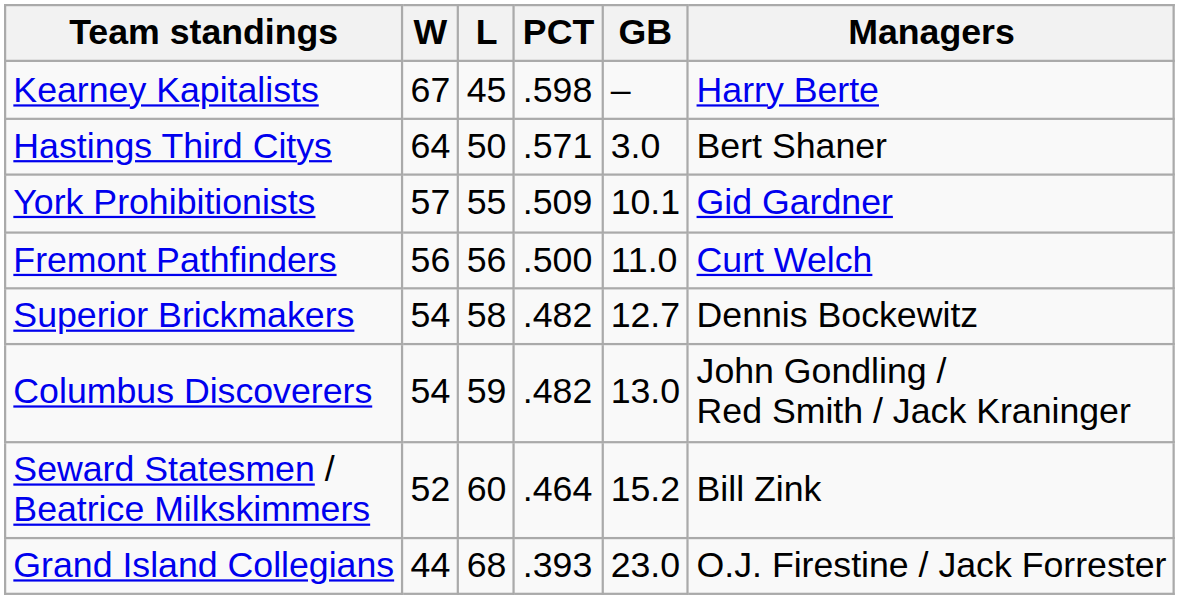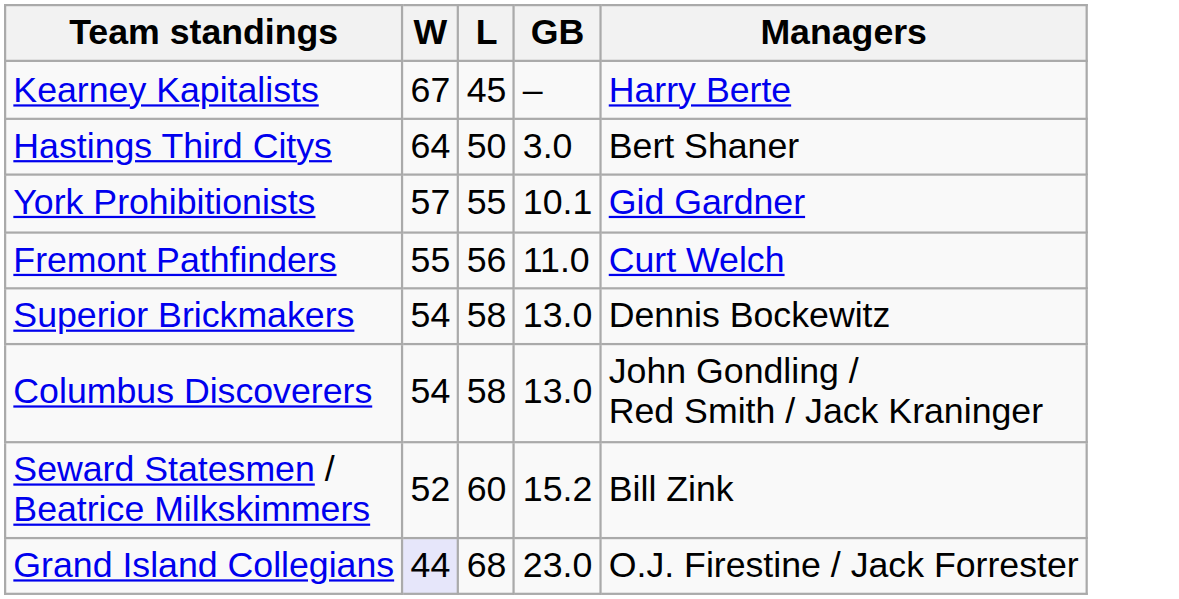- column: (559, 32)
(430, 259) 56 -> (430, 259) 55
(645, 315) 12.7 -> (558, 315) 13.0
(487, 392) 59 -> (487, 392) 58
(430, 565) no background -> (430, 565) lavender background
